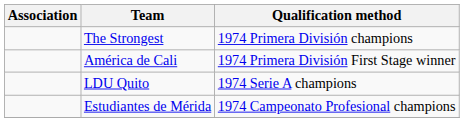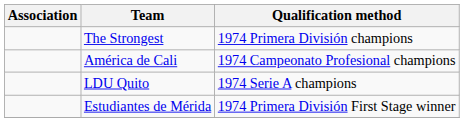(337, 60) 1974 Primera División First Stage winner -> (337, 60) 1974 Campeonato Profesional champions
(337, 106) 1974 Campeonato Profesional champions -> (337, 106) 1974 Primera División First Stage winner
